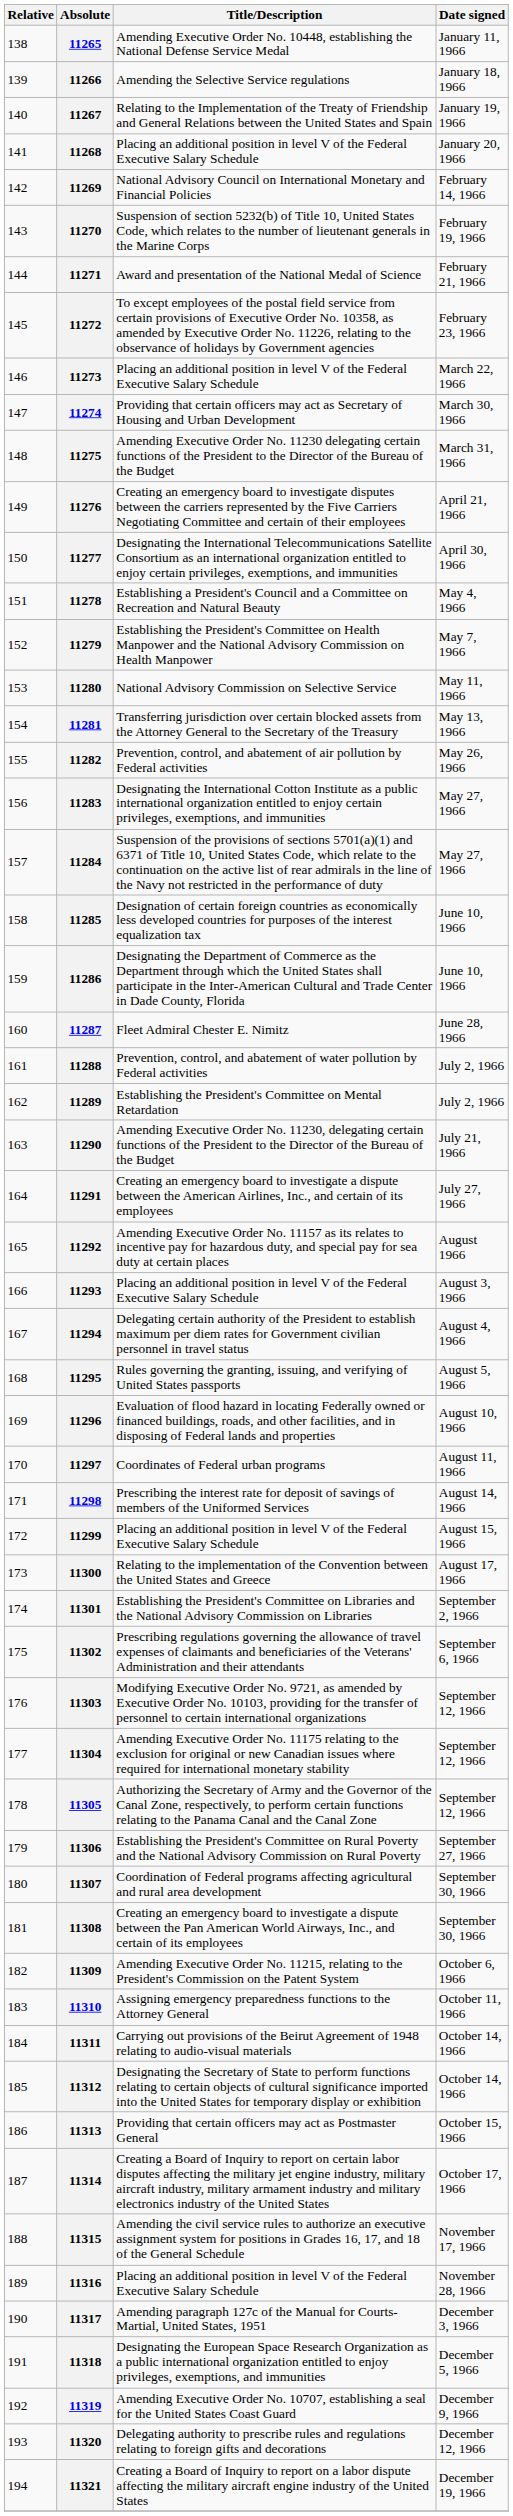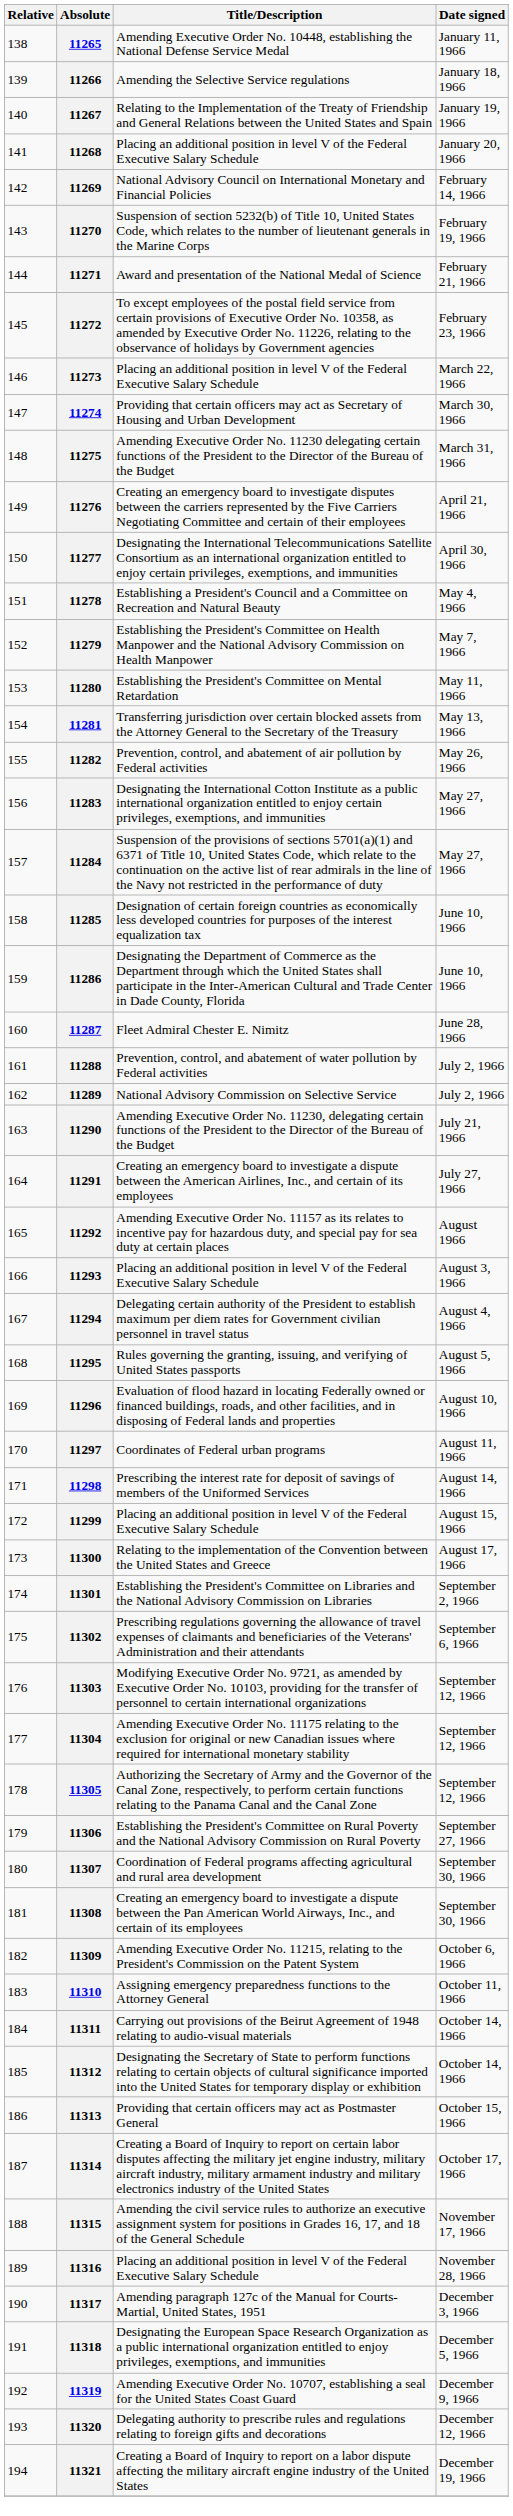(256, 688) National Advisory Commission on Selective Service -> (249, 688) Establishing the President's Committee on Mental Retardation
(249, 1101) Establishing the President's Committee on Mental Retardation -> (256, 1094) National Advisory Commission on Selective Service
